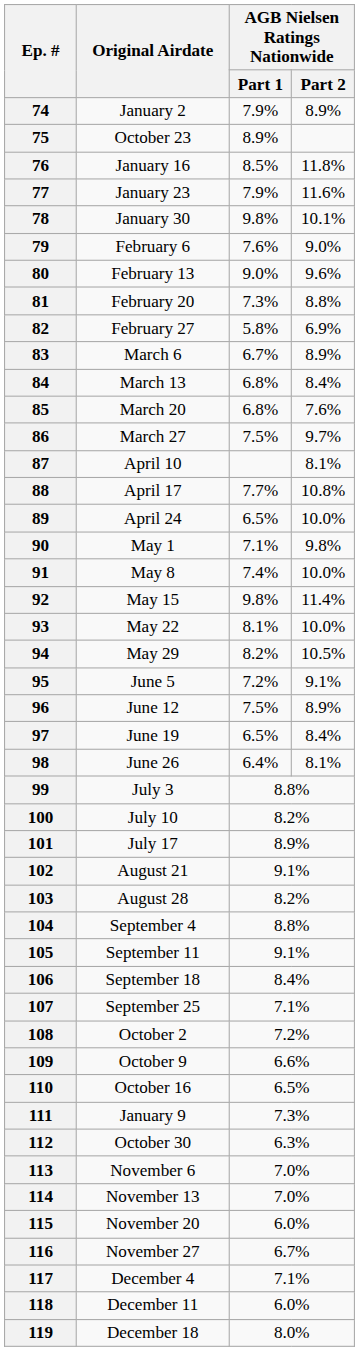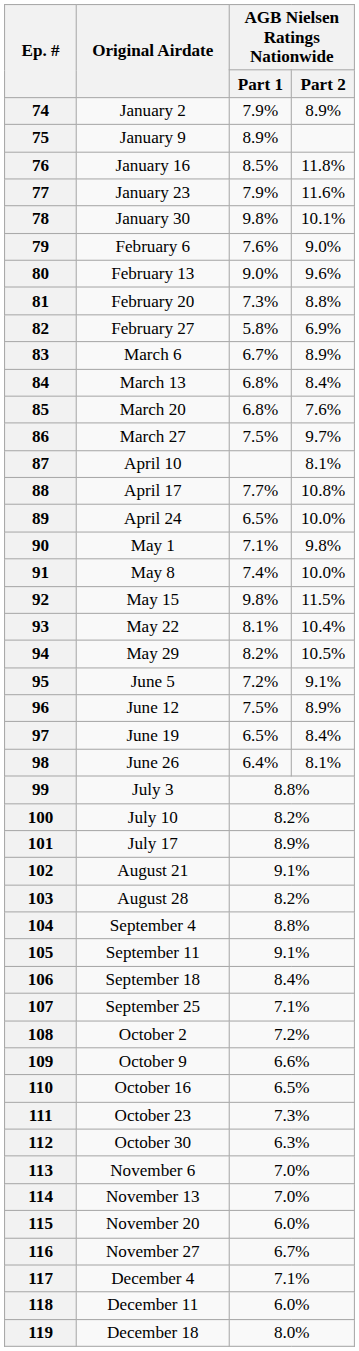(153, 138) October 23 -> (153, 138) January 9
(323, 599) 11.4% -> (323, 599) 11.5%
(323, 626) 10.0% -> (323, 626) 10.4%
(153, 1115) January 9 -> (153, 1115) October 23
